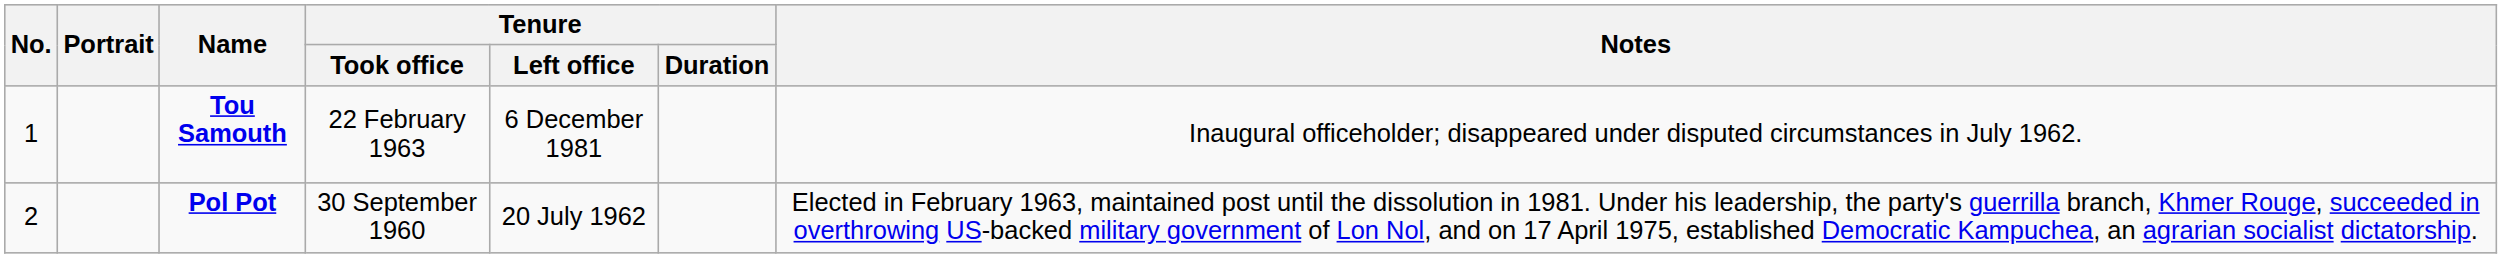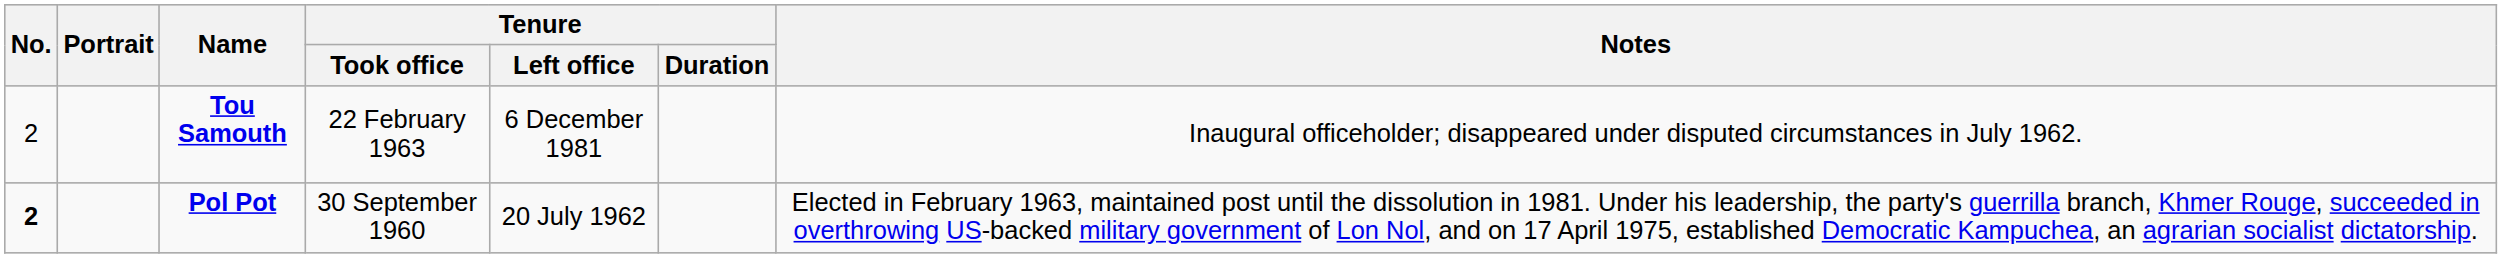(31, 133) 1 -> (31, 133) 2
(31, 217) normal -> (31, 217) bold
